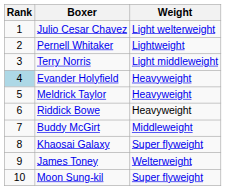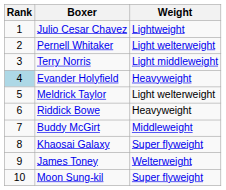(174, 29) Light welterweight -> (158, 29) Lightweight
(158, 45) Lightweight -> (174, 45) Light welterweight
(162, 95) Heavyweight -> (174, 95) Light welterweight
